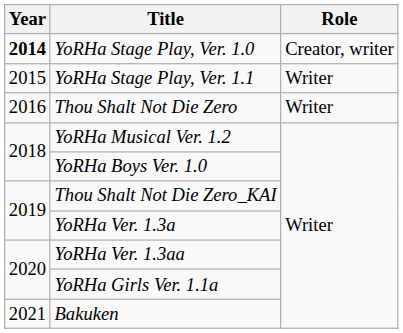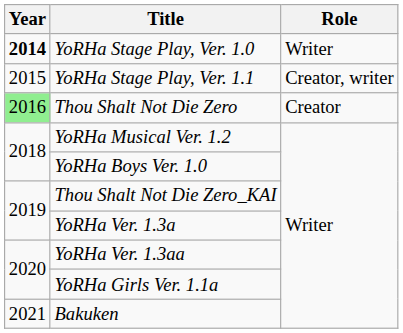(339, 48) Creator, writer -> (309, 48) Writer
(309, 78) Writer -> (339, 78) Creator, writer
(27, 107) no background -> (27, 107) lightgreen background
(309, 107) Writer -> (313, 107) Creator
